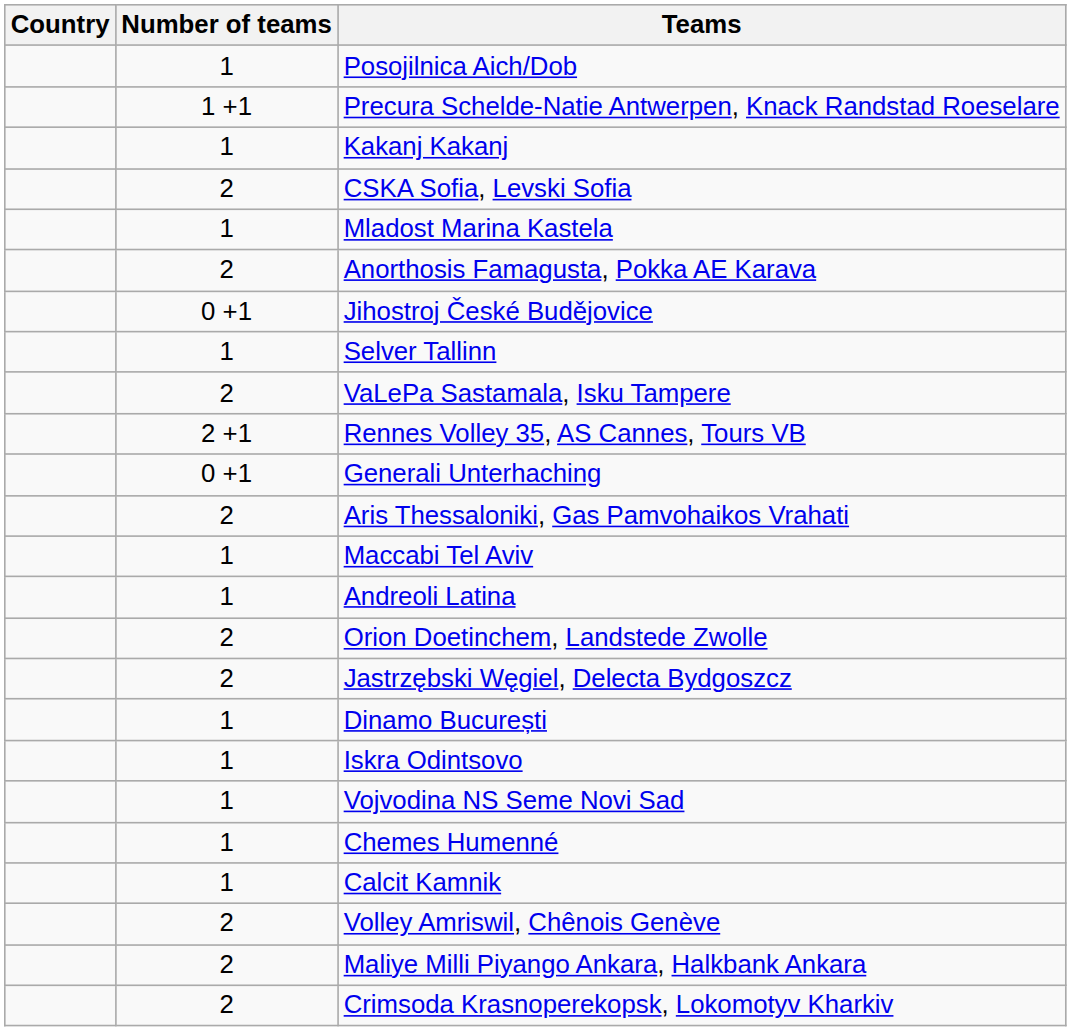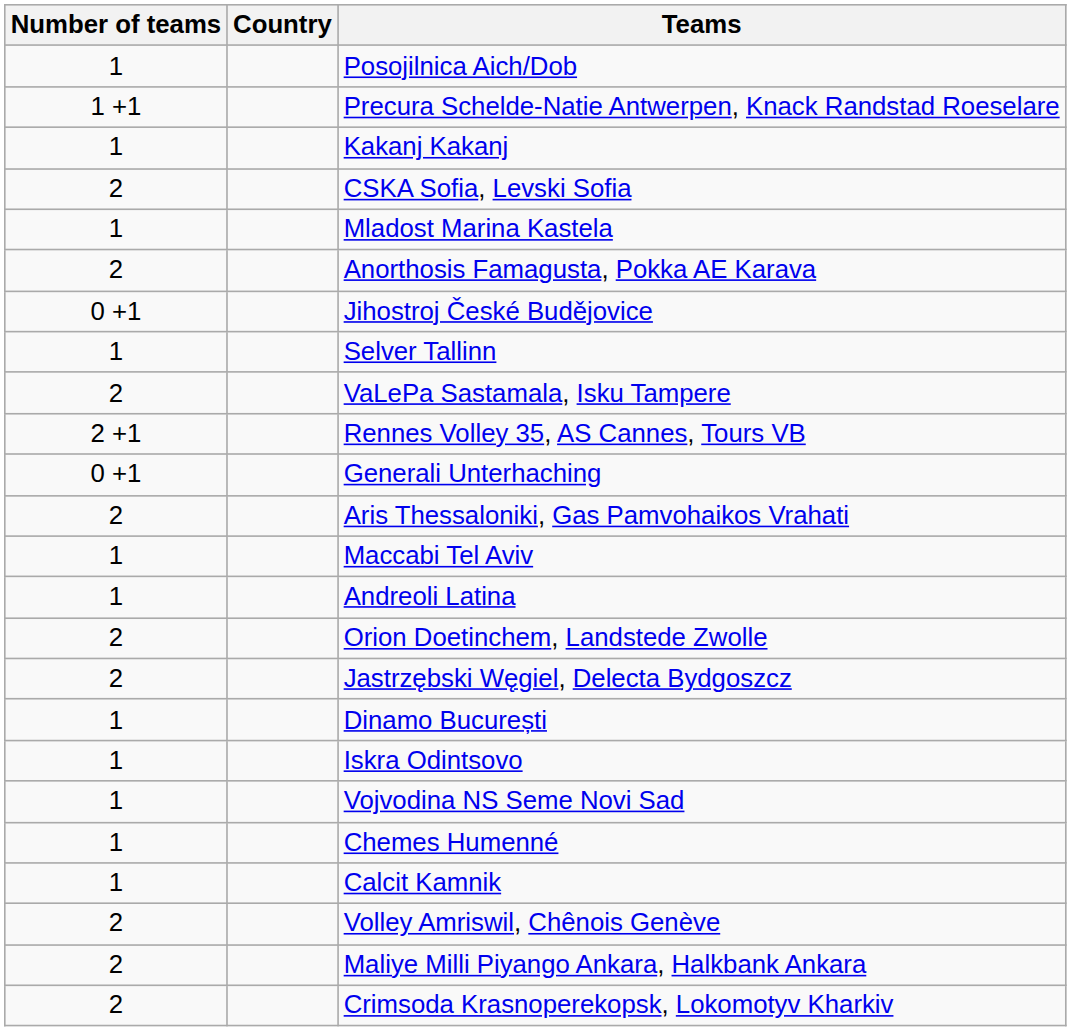columns swapped: (60, 24) <-> (227, 24)
